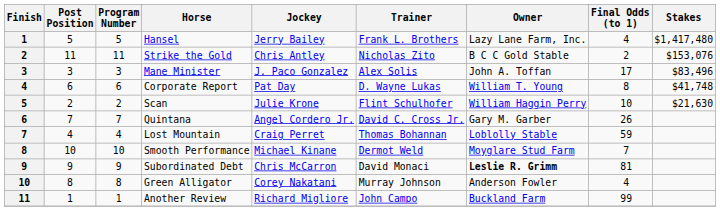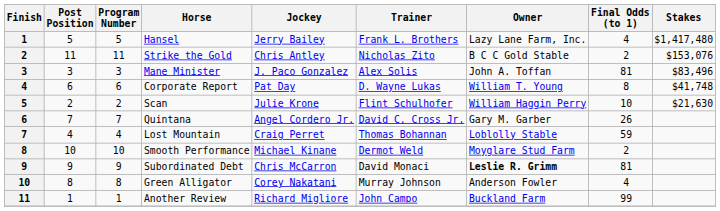(620, 71) 17 -> (620, 71) 81
(620, 151) 7 -> (620, 151) 2
